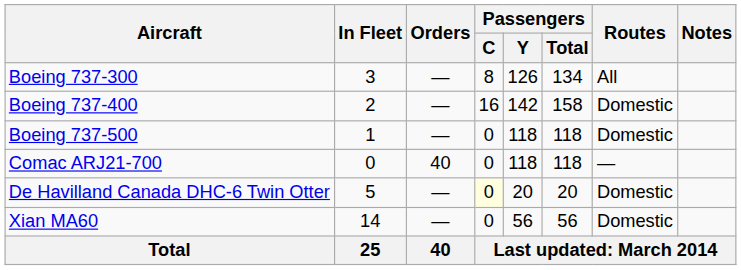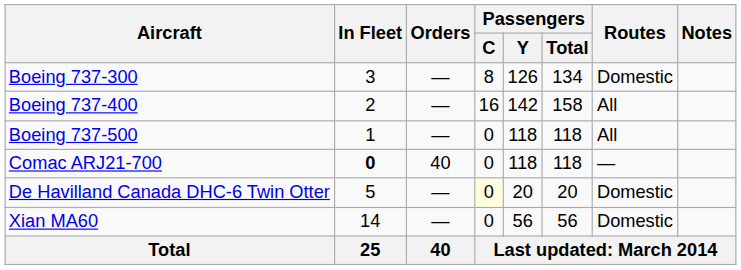(607, 76) All -> (635, 76) Domestic
(635, 105) Domestic -> (607, 105) All
(635, 134) Domestic -> (607, 134) All
(370, 163) normal -> (370, 163) bold
